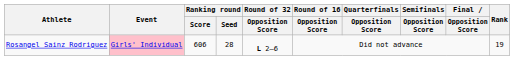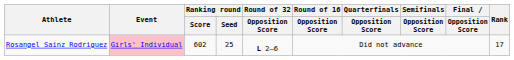(200, 45) 606 -> (200, 45) 602
(229, 45) 28 -> (229, 45) 25
(500, 45) 19 -> (500, 45) 17
